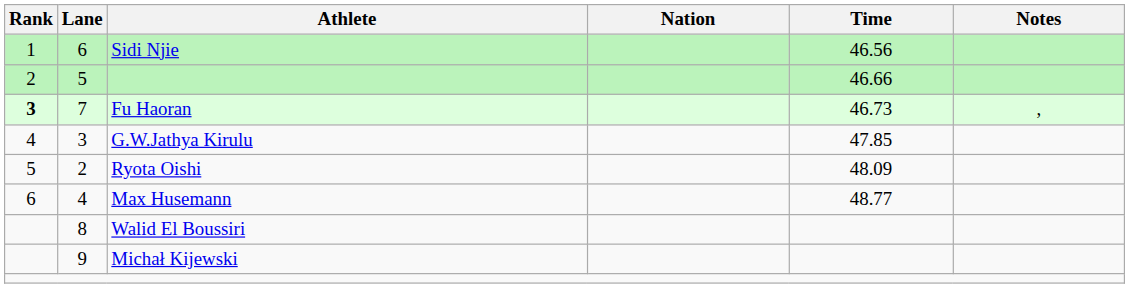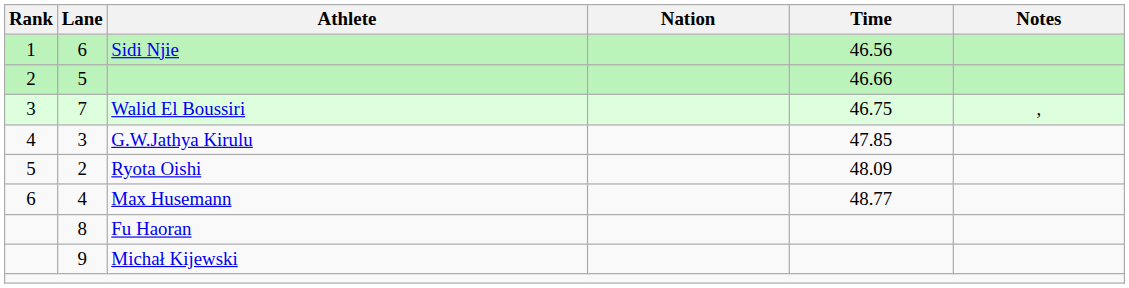(31, 109) bold -> (31, 109) normal
(151, 109) Fu Haoran -> (178, 109) Walid El Boussiri
(871, 109) 46.73 -> (871, 109) 46.75
(178, 229) Walid El Boussiri -> (151, 229) Fu Haoran
